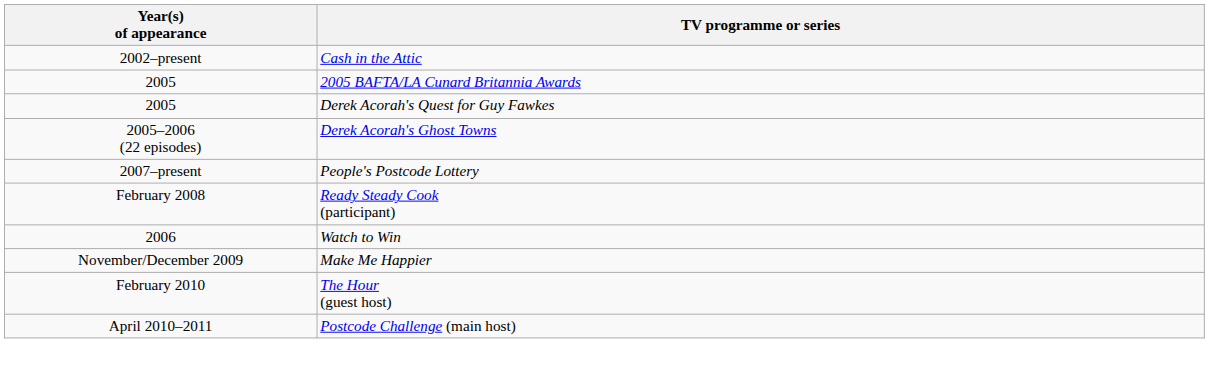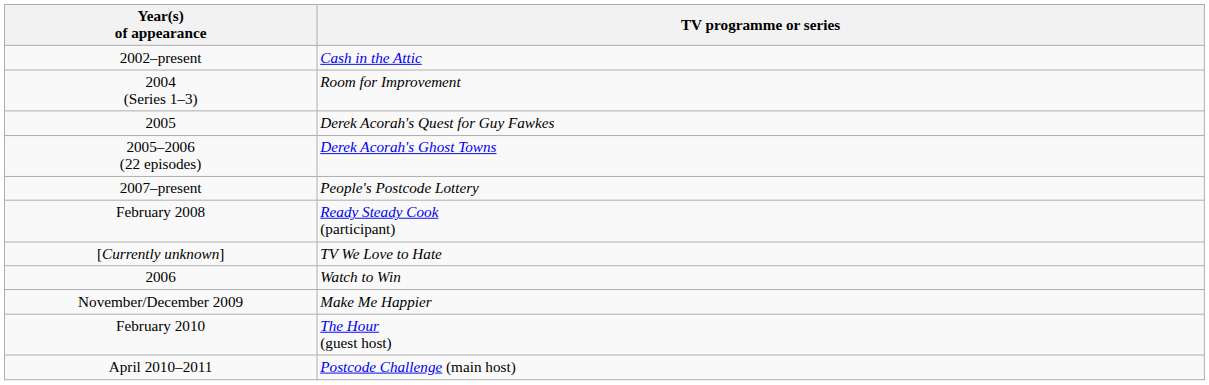+ row: (390, 81)
- row: (451, 81)
+ row: (381, 253)
